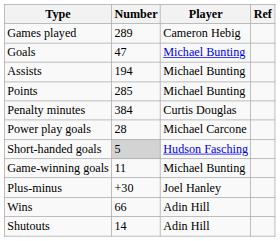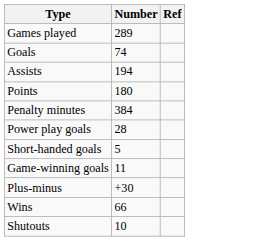- column: (206, 14)
(121, 52) 47 -> (121, 52) 74
(124, 91) 285 -> (124, 91) 180
(117, 149) lightgrey background -> (117, 149) no background
(121, 226) 14 -> (121, 226) 10
